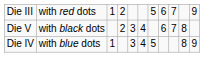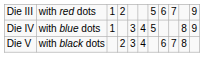rows swapped: (20, 44) <-> (19, 28)
